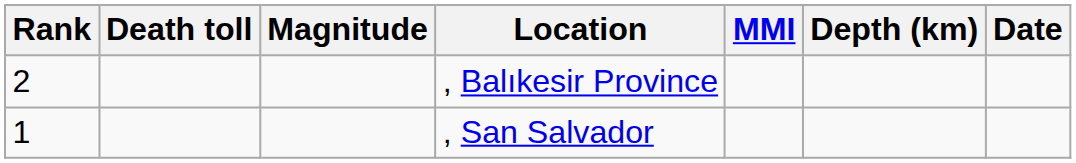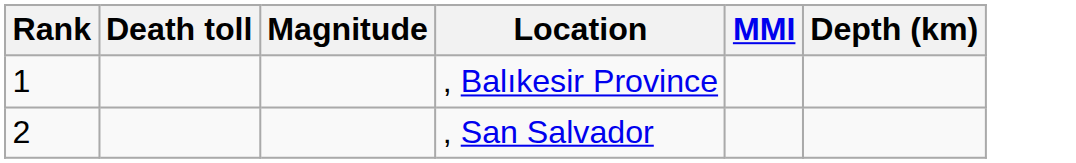- column: (1028, 30)
(21, 81) 2 -> (21, 81) 1
(21, 132) 1 -> (21, 132) 2
